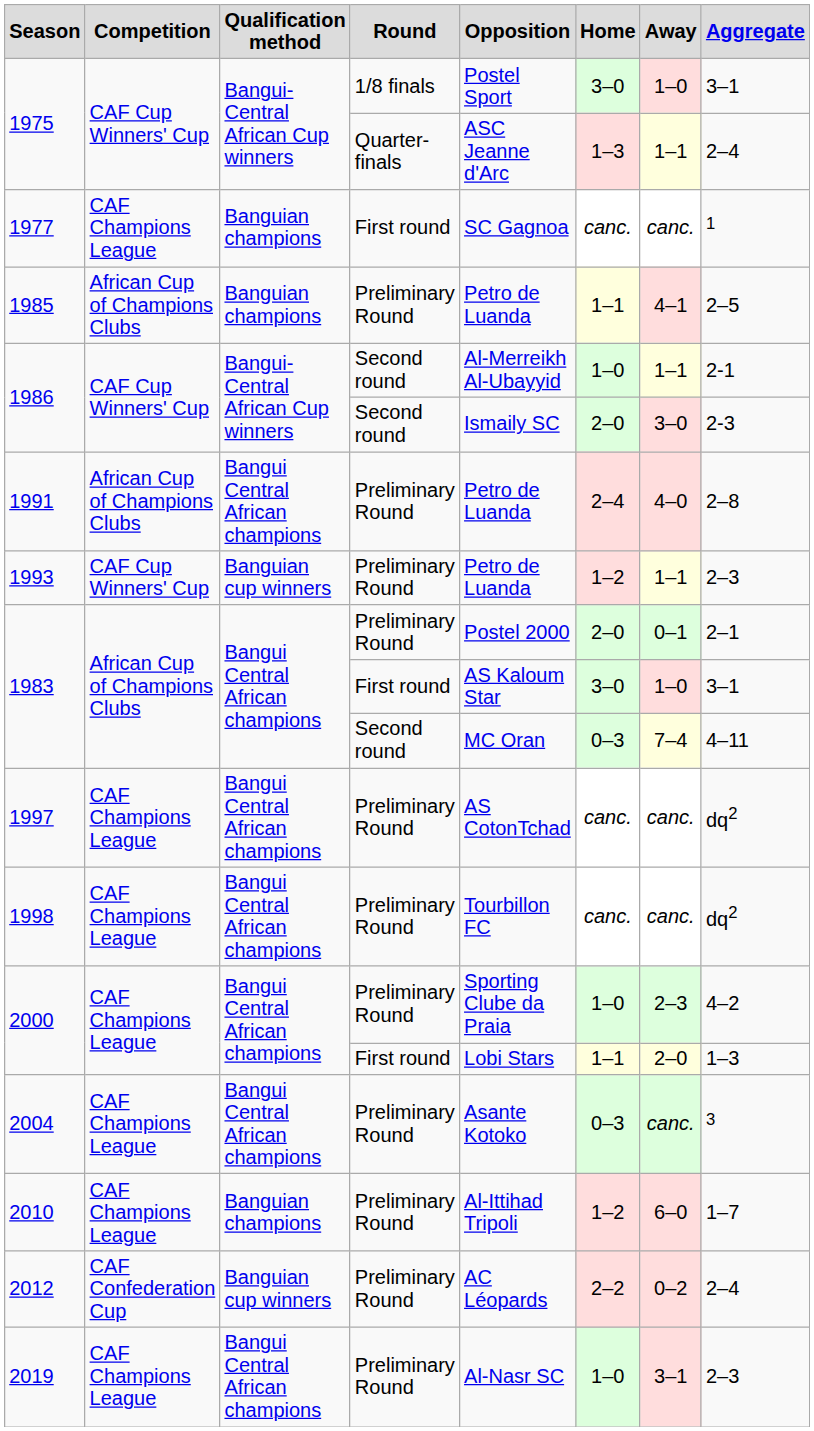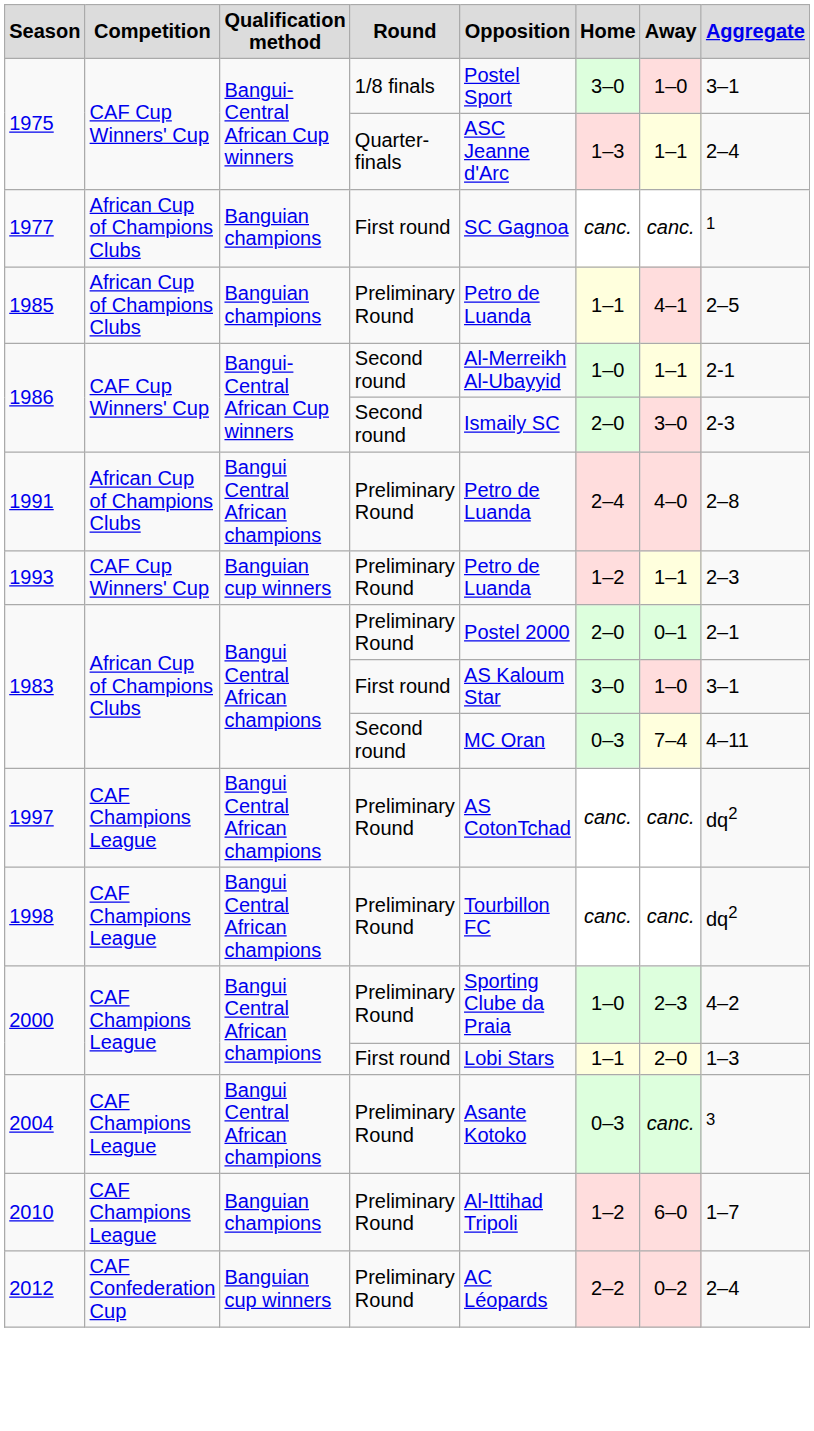(140, 228) CAF Champions League -> (151, 228) African Cup of Champions Clubs
- row: (31, 1376)
